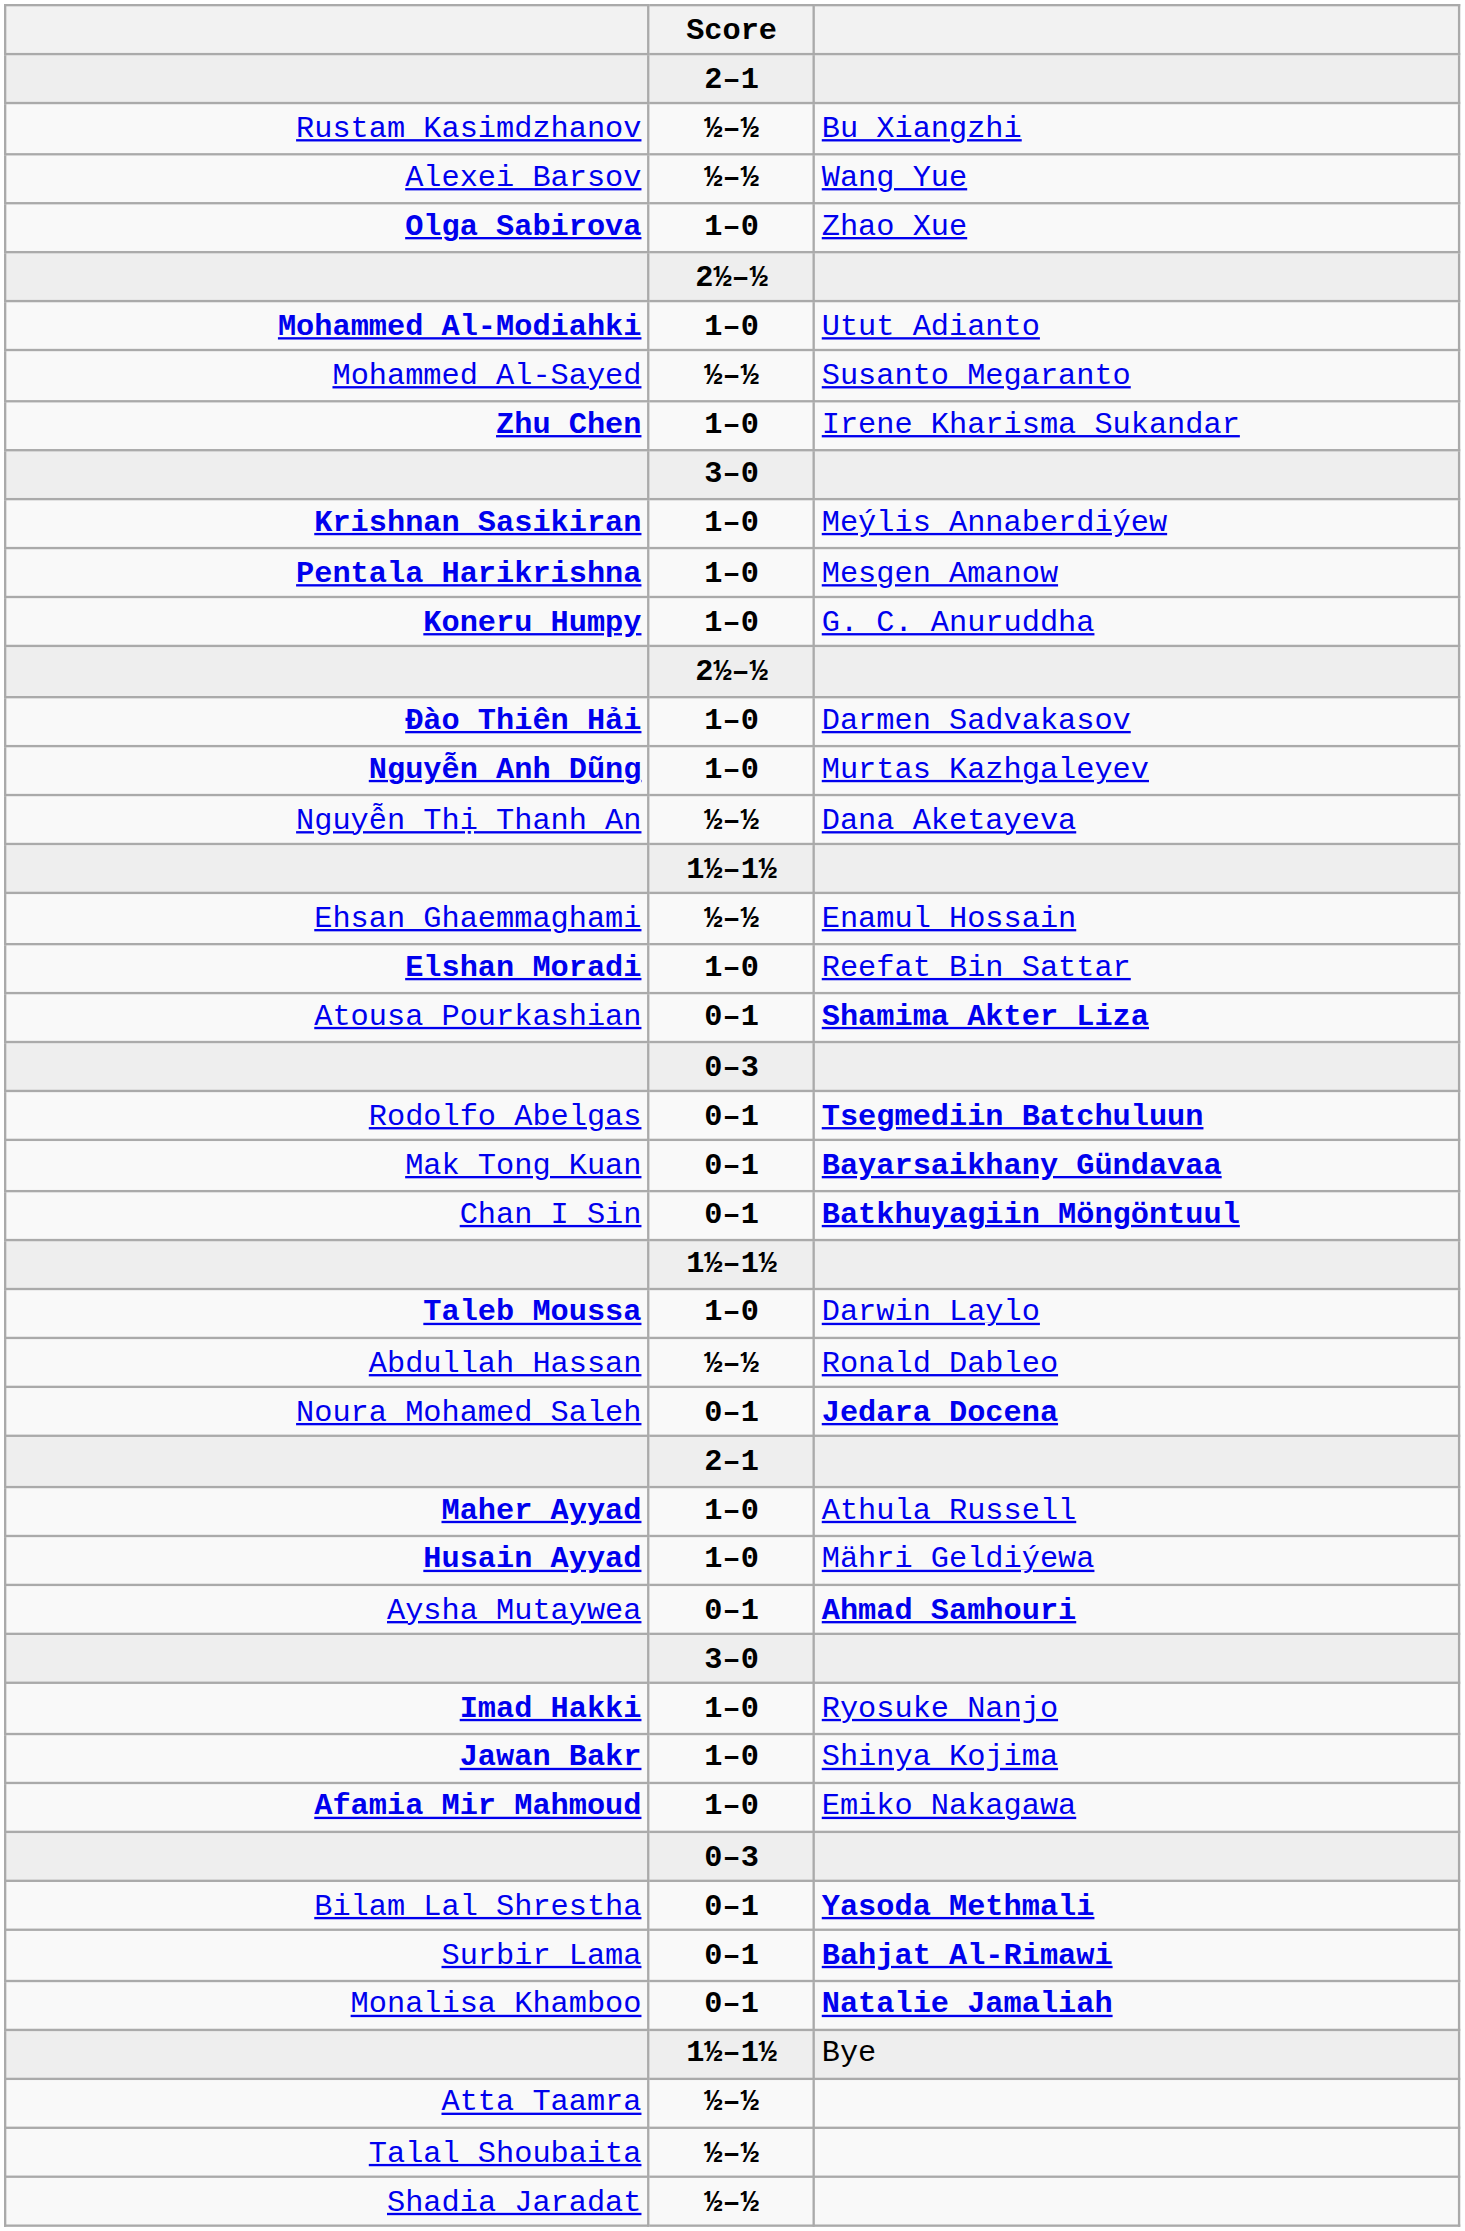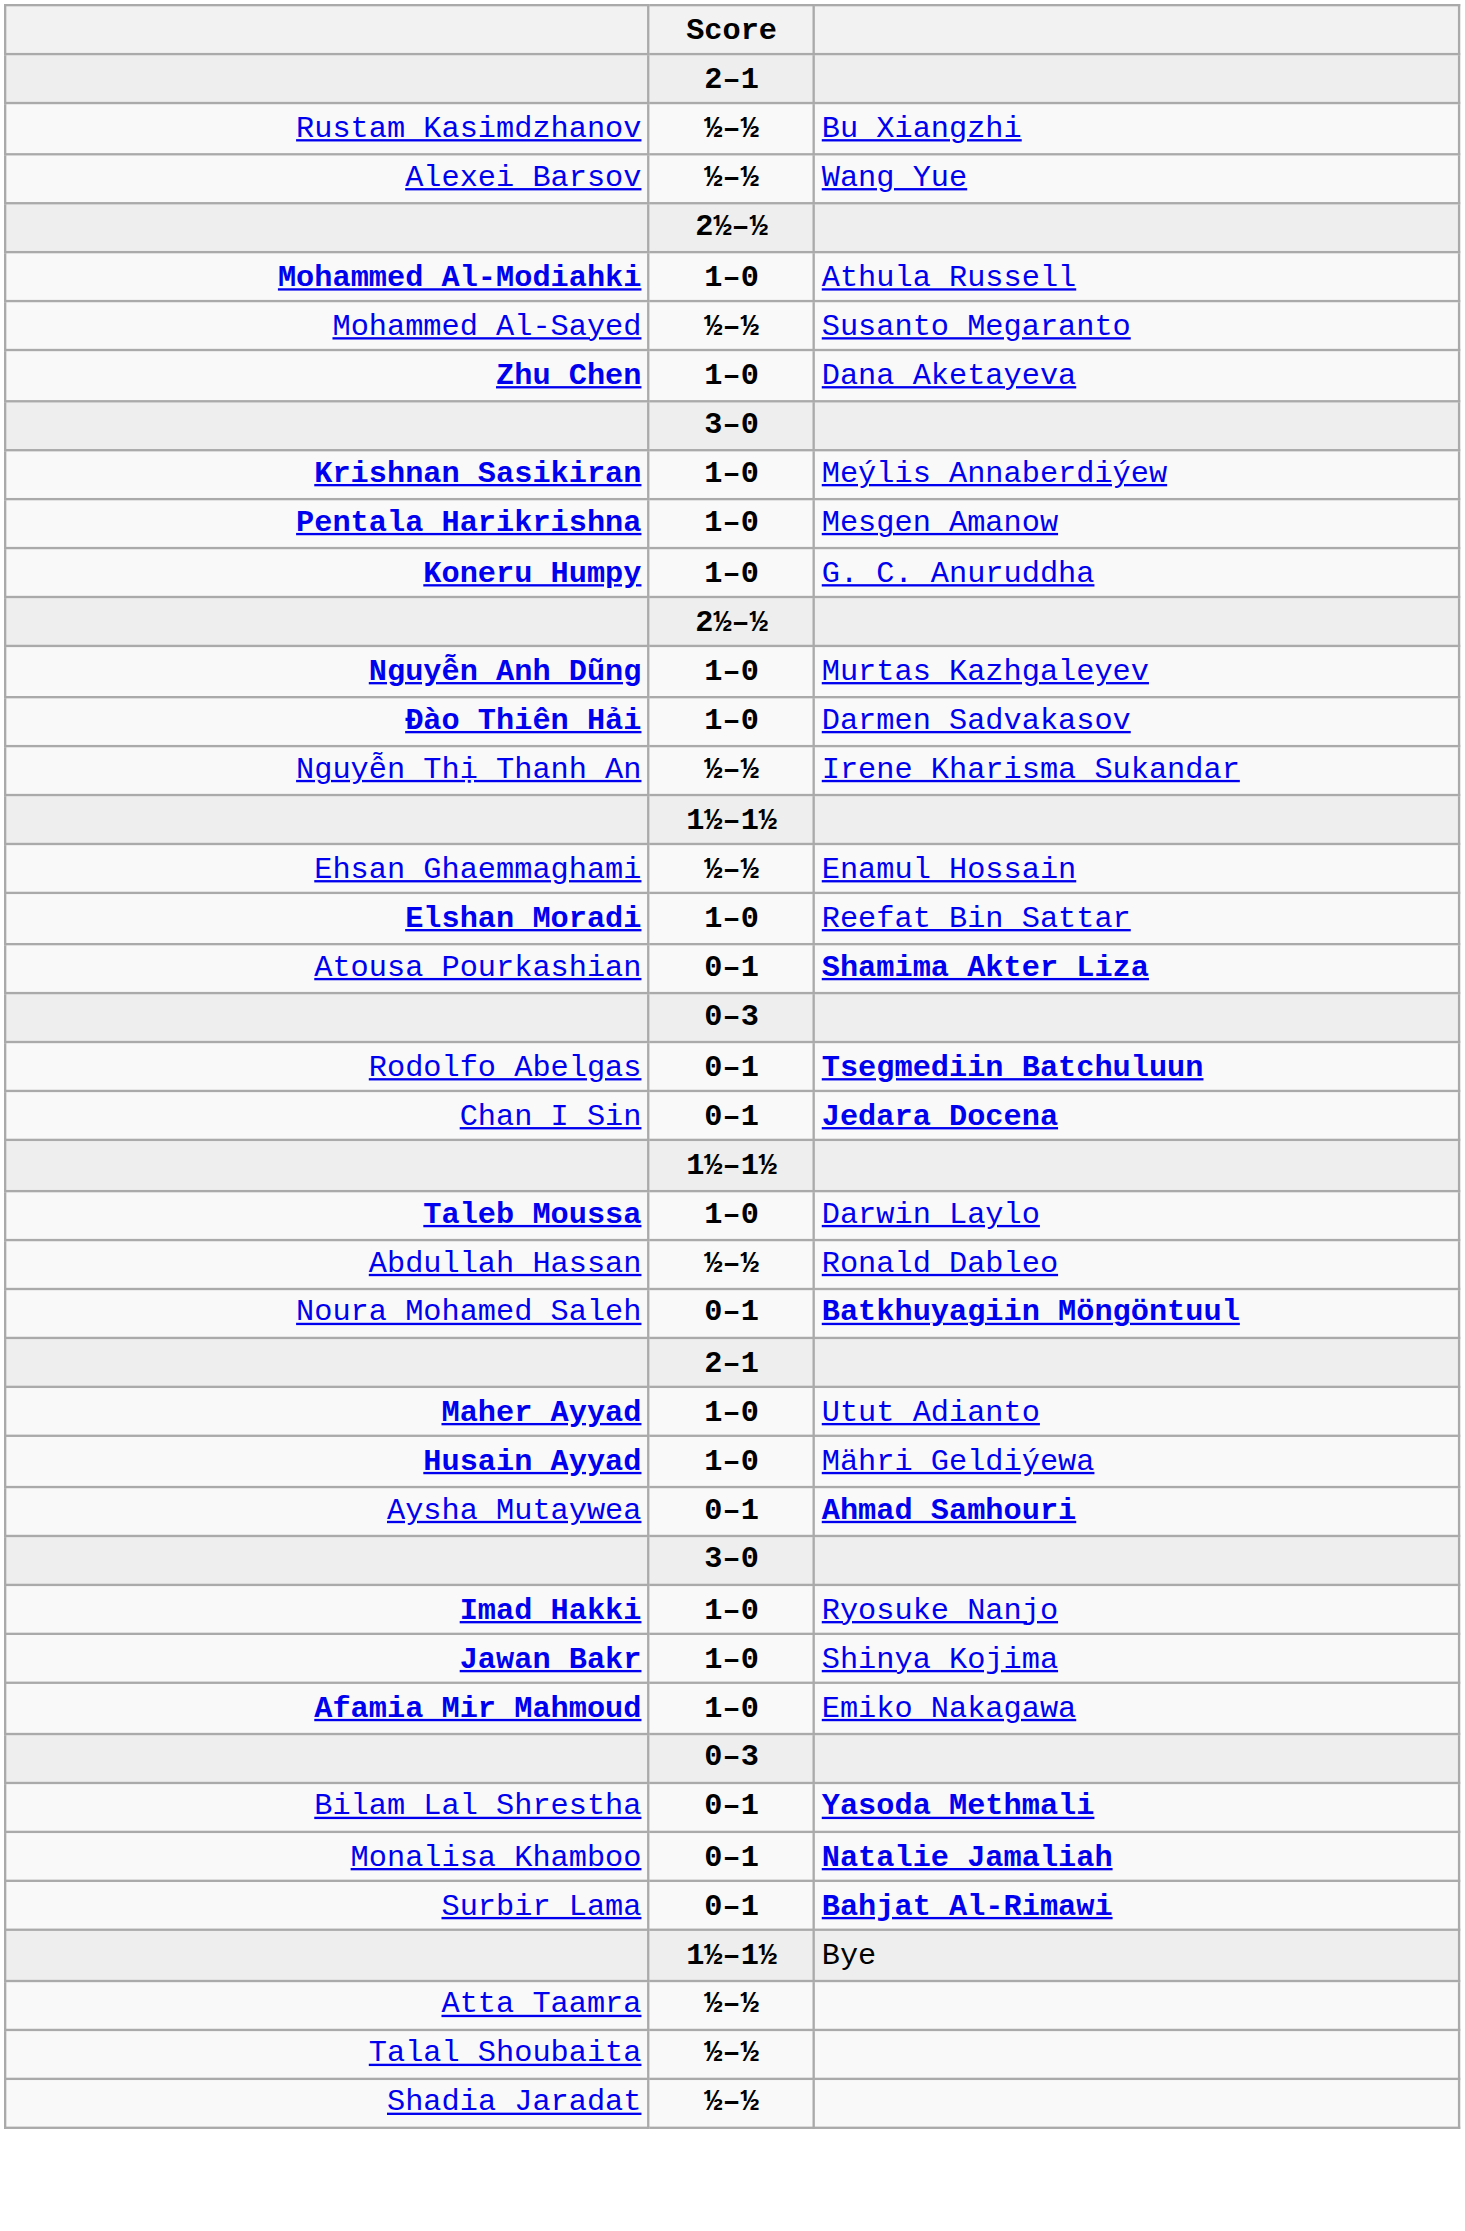- row: (523, 227)
(931, 326) Utut Adianto -> (949, 277) Athula Russell
(1031, 425) Irene Kharisma Sukandar -> (949, 375) Dana Aketayeva
rows swapped: (523, 721) <-> (505, 770)
(949, 820) Dana Aketayeva -> (1031, 770) Irene Kharisma Sukandar
- row: (523, 1165)
(1031, 1215) Batkhuyagiin Möngöntuul -> (940, 1116) Jedara Docena
(940, 1412) Jedara Docena -> (1031, 1313) Batkhuyagiin Möngöntuul
(949, 1511) Athula Russell -> (931, 1412) Utut Adianto
rows swapped: (541, 1955) <-> (496, 2005)
